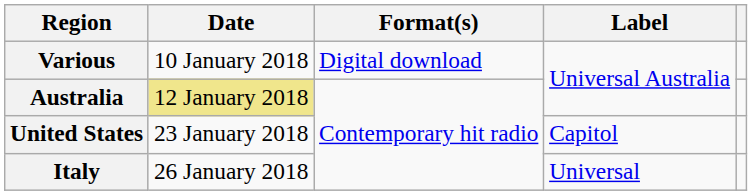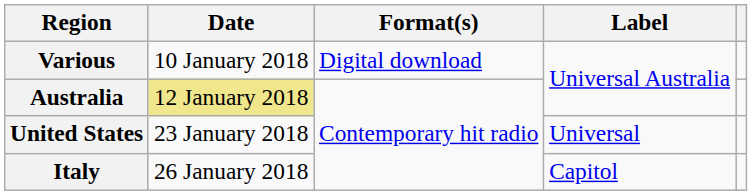(584, 134) Capitol -> (595, 134) Universal
(595, 171) Universal -> (584, 171) Capitol
